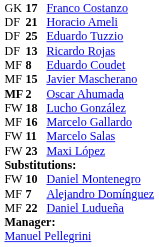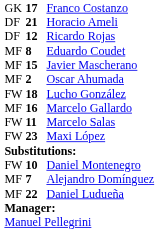- row: (85, 36)
(31, 51) 13 -> (31, 36) 12
(14, 93) bold -> (13, 79) normal
